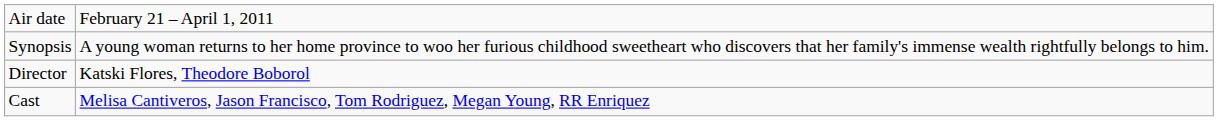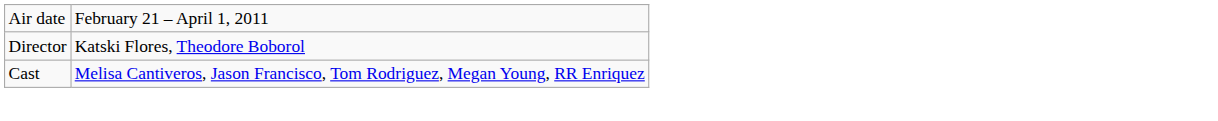- row: (40, 45)
